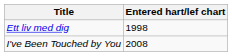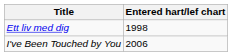(137, 43) 2008 -> (137, 43) 2006
